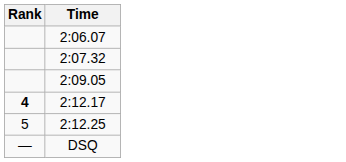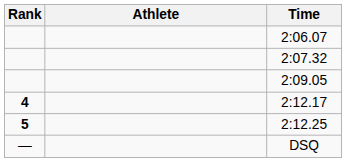+ column: (156, 15)
(25, 124) normal -> (25, 124) bold
